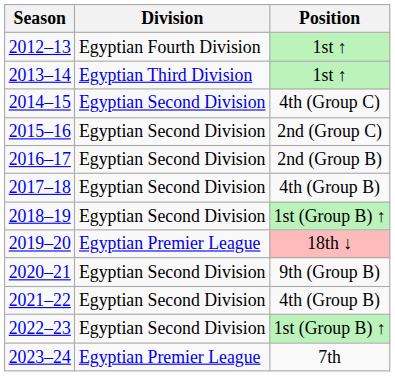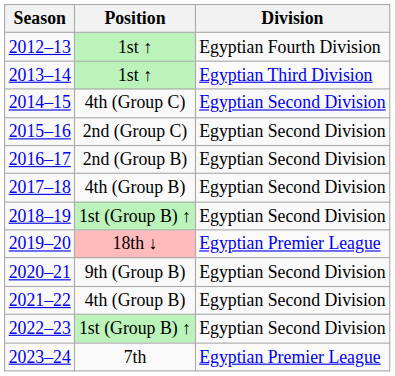columns swapped: (172, 18) <-> (330, 18)
